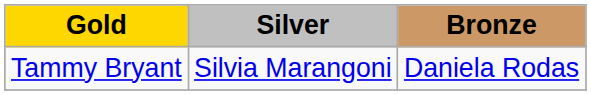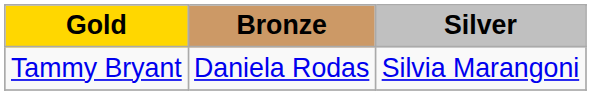columns swapped: (293, 25) <-> (492, 25)
